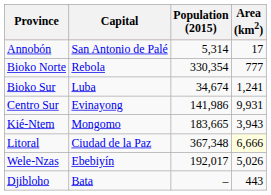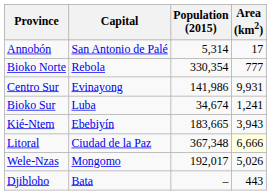rows swapped: (31, 86) <-> (33, 105)
(96, 124) Mongomo -> (93, 124) Ebebiyín
(93, 161) Ebebiyín -> (96, 161) Mongomo
